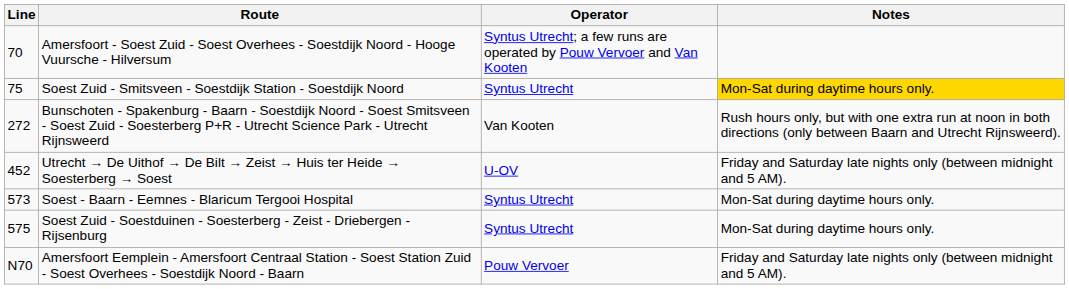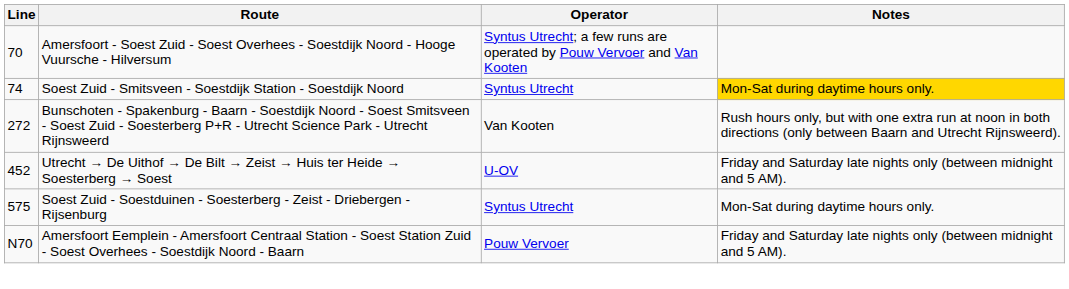(15, 89) 75 -> (15, 89) 74
- row: (197, 199)
